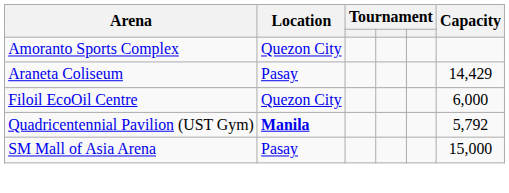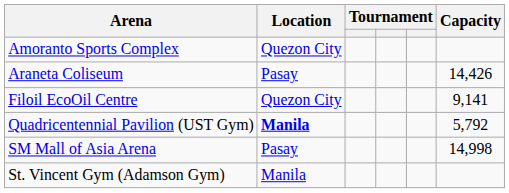(470, 74) 14,429 -> (470, 74) 14,426
(470, 99) 6,000 -> (470, 99) 9,141
(470, 149) 15,000 -> (470, 149) 14,998
+ row: (116, 175)
